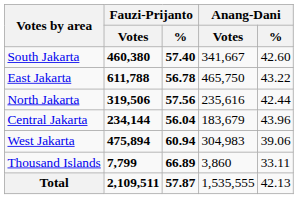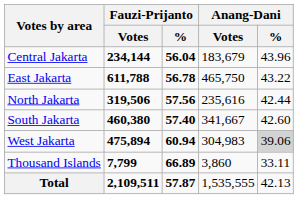rows swapped: (47, 120) <-> (43, 57)
(276, 141) no background -> (276, 141) lightgrey background
